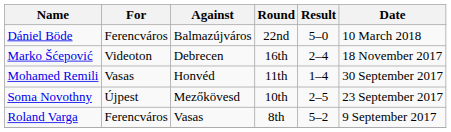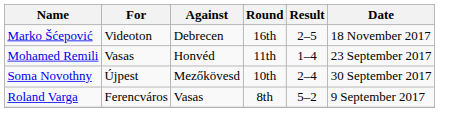- row: (40, 35)
(319, 55) 2–4 -> (307, 35) 2–5
(393, 76) 30 September 2017 -> (381, 55) 23 September 2017
(319, 96) 2–5 -> (307, 76) 2–4
(393, 96) 23 September 2017 -> (381, 76) 30 September 2017
